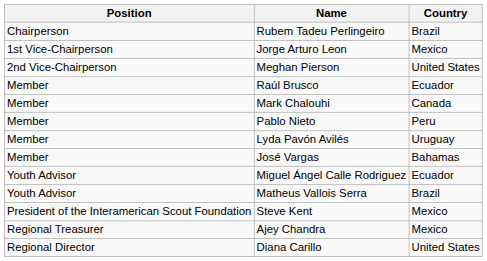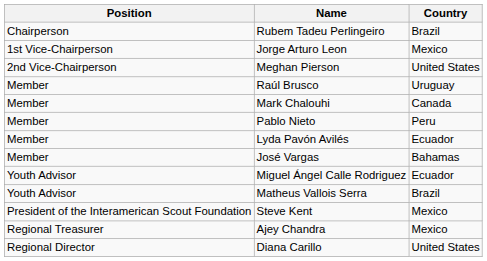(433, 85) Ecuador -> (433, 85) Uruguay
(433, 139) Uruguay -> (433, 139) Ecuador
